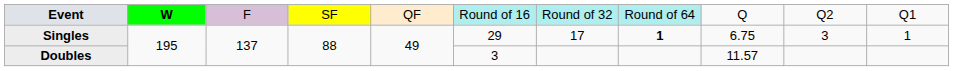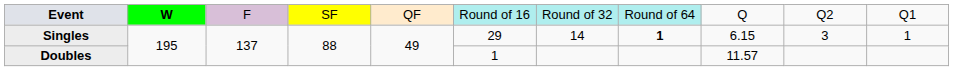(577, 36) 17 -> (577, 36) 14
(742, 36) 6.75 -> (742, 36) 6.15
(495, 56) 3 -> (495, 56) 1
